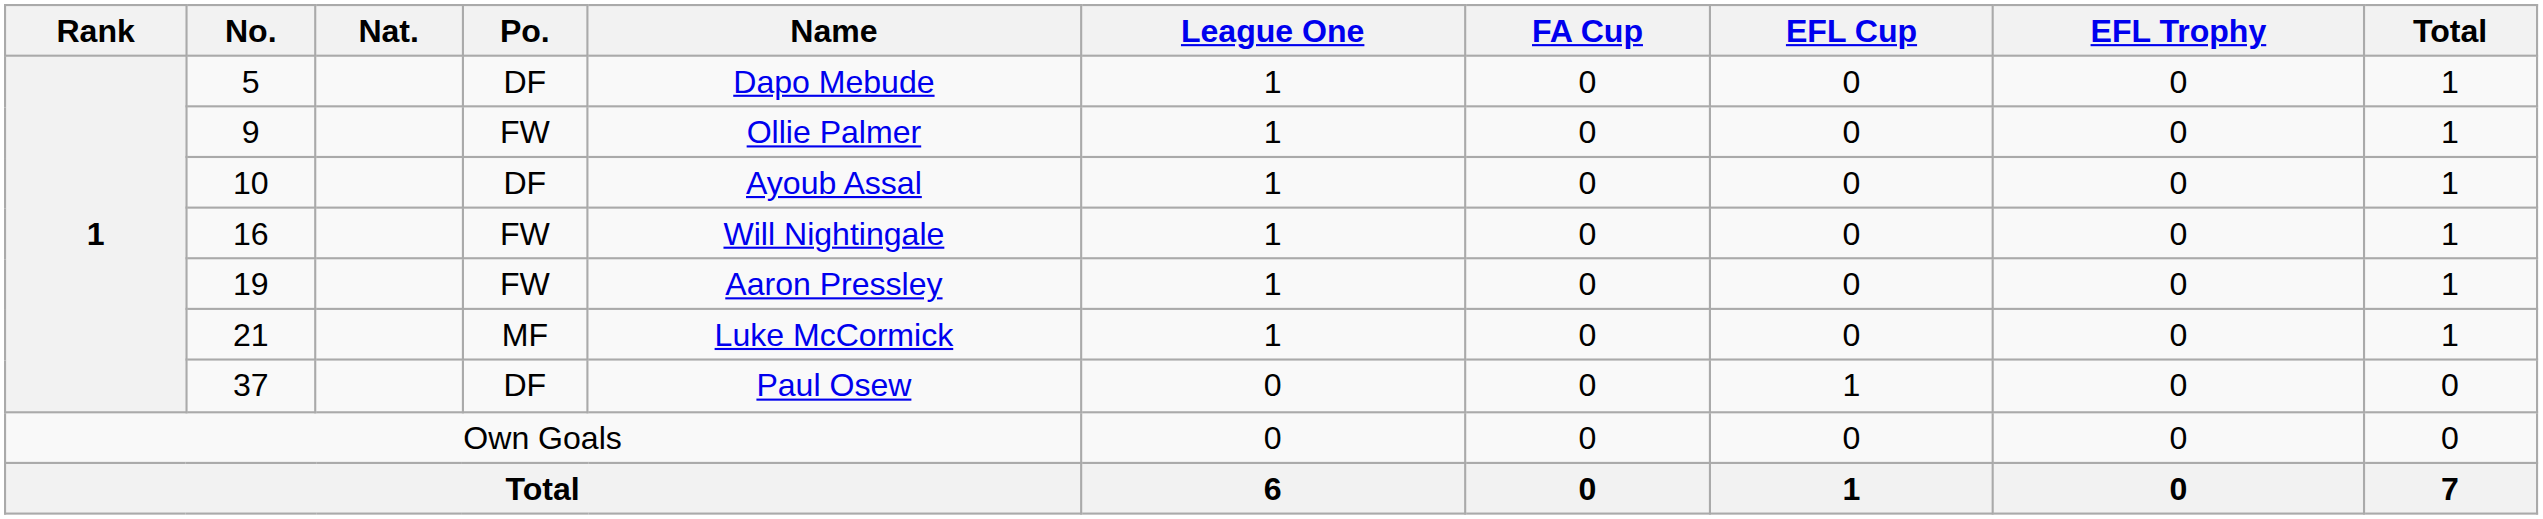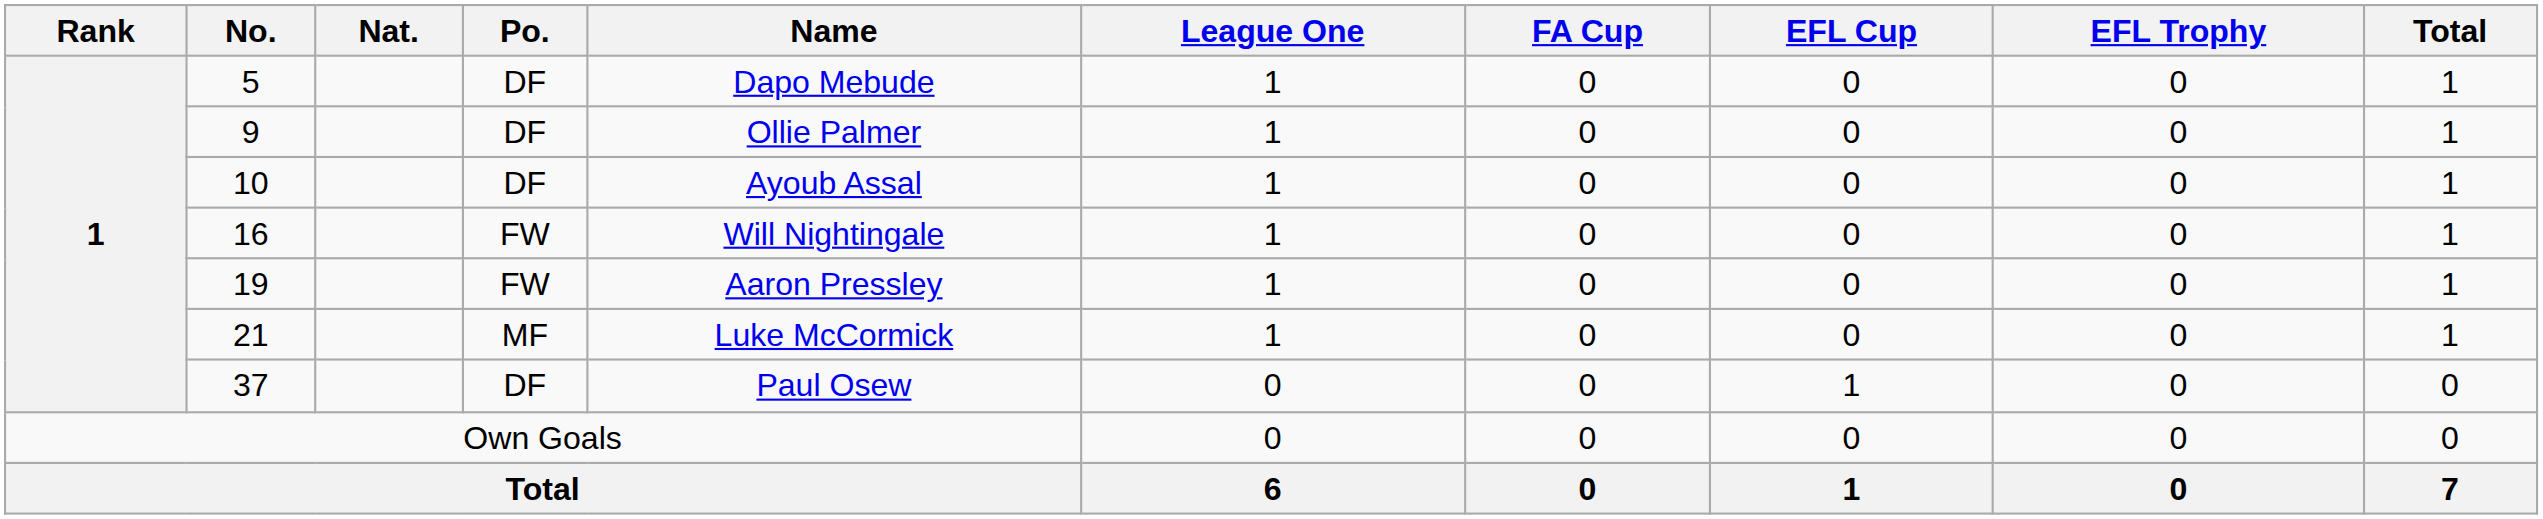(525, 132) FW -> (525, 132) DF
